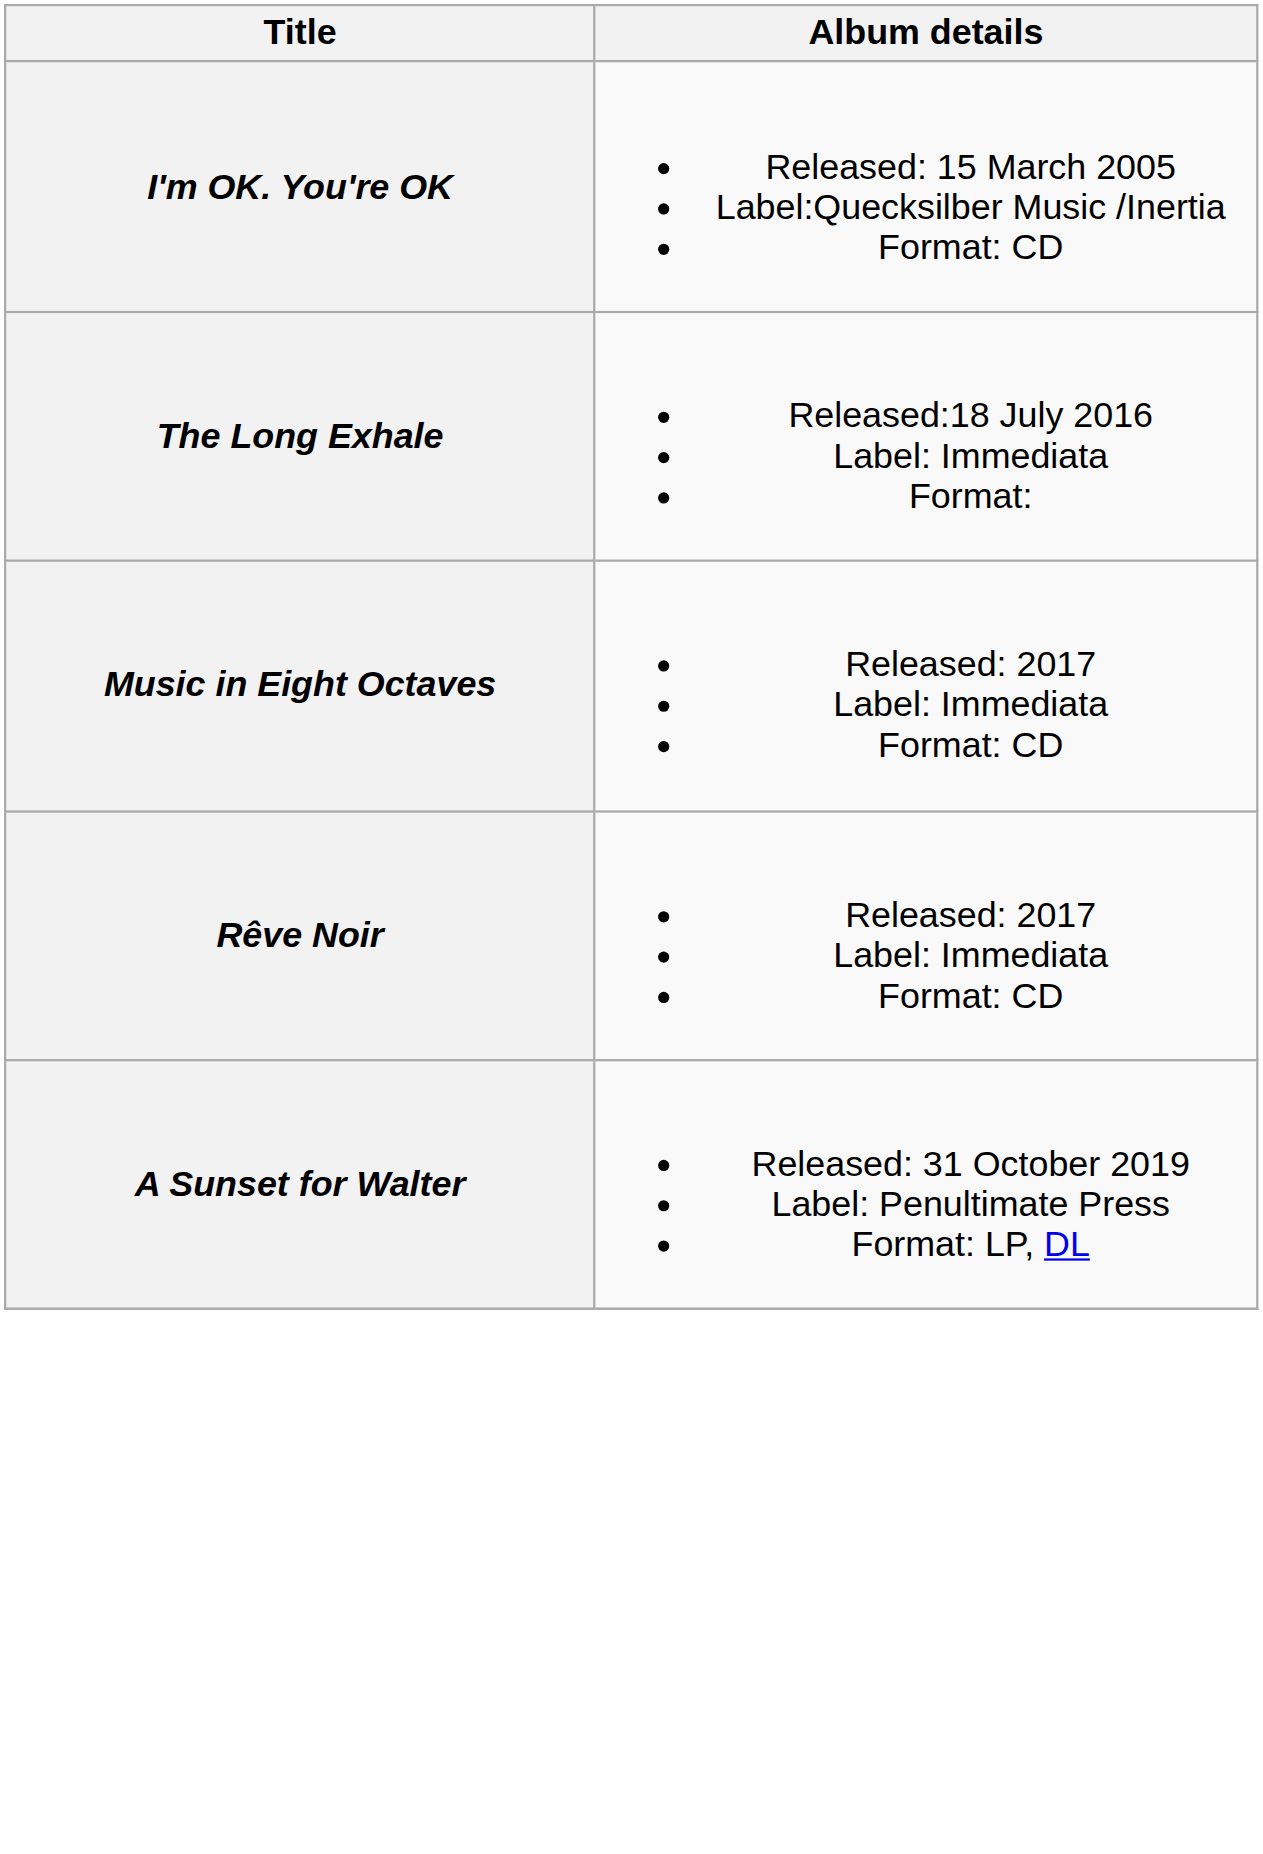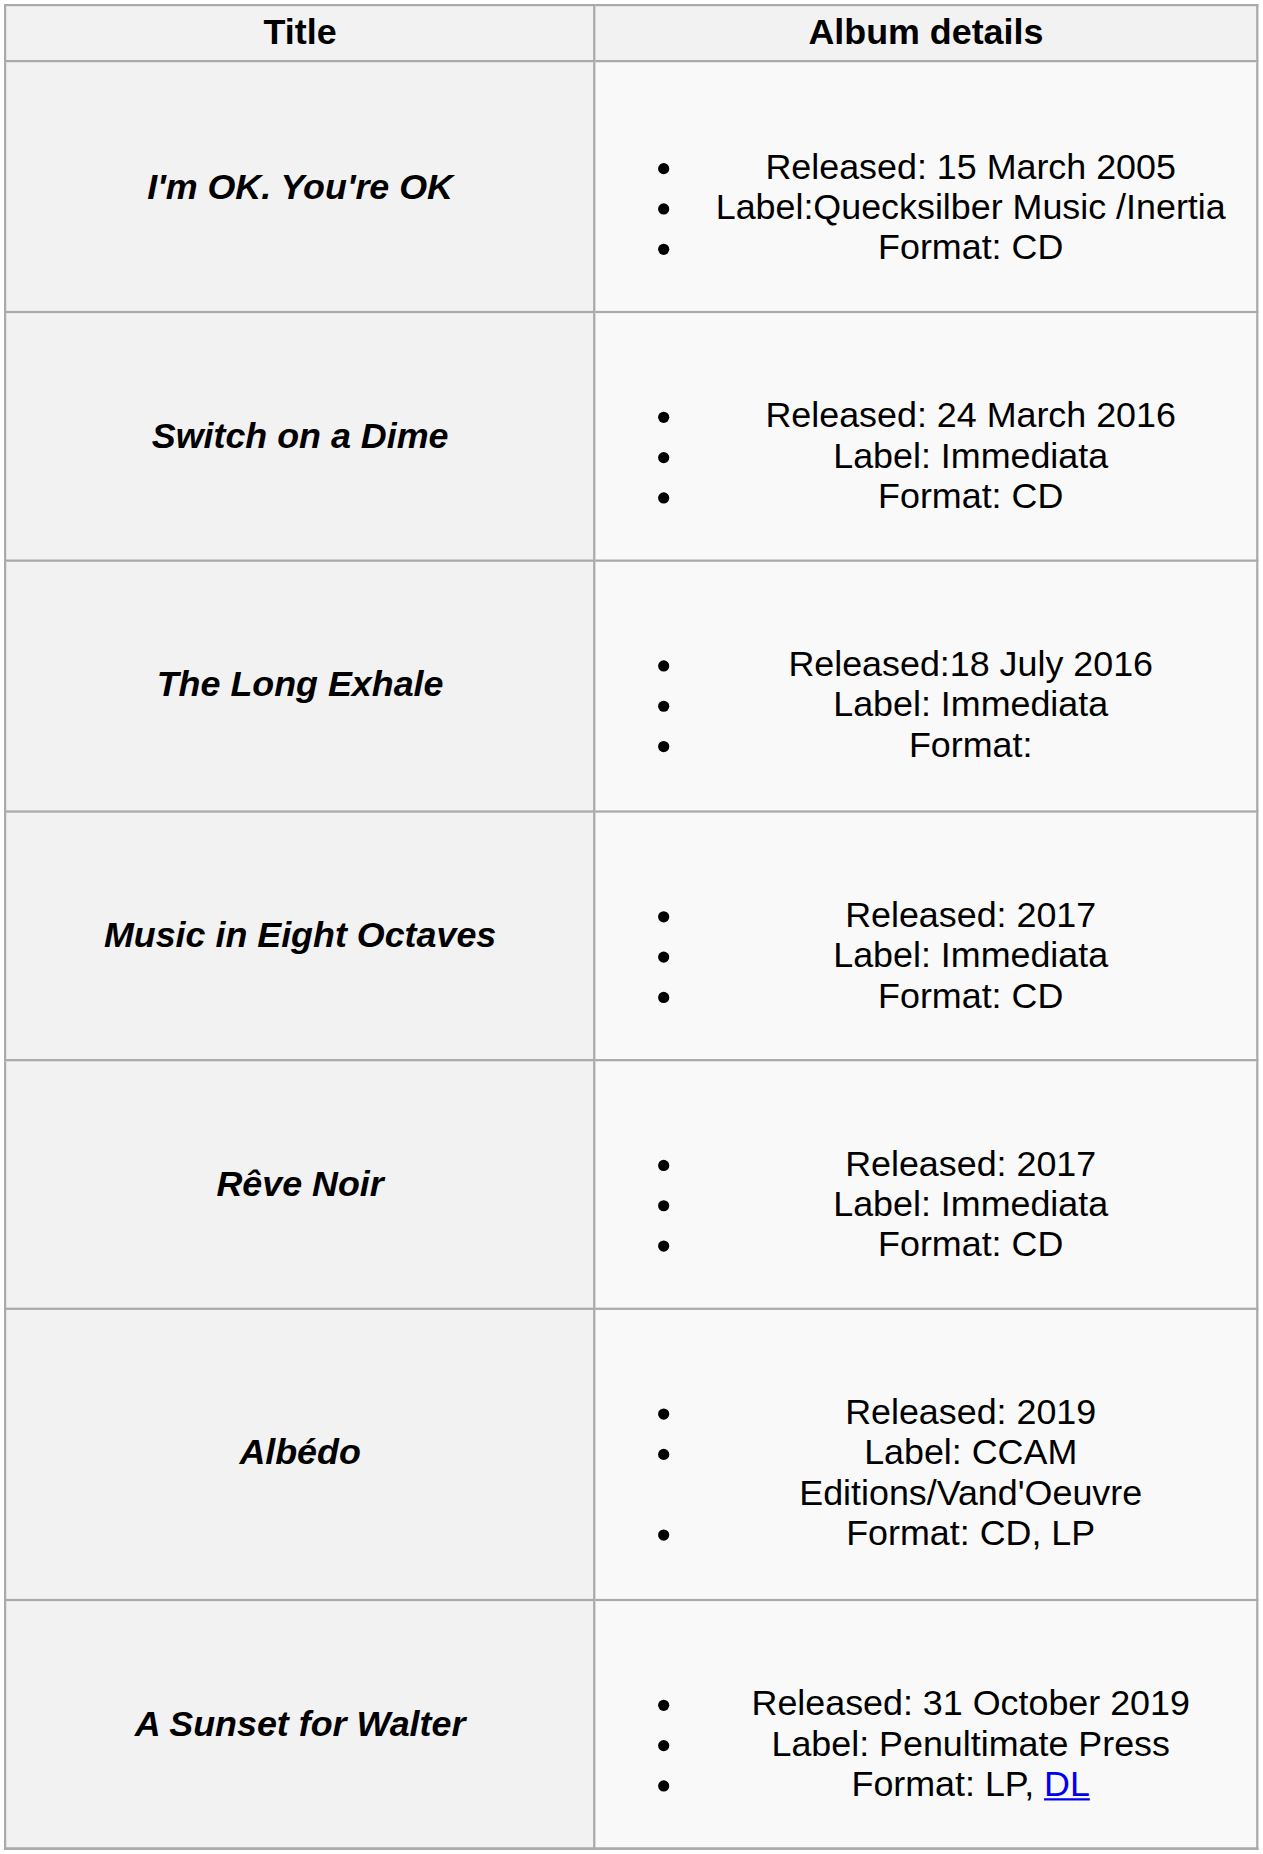+ row: (300, 435)
+ row: (300, 1453)
